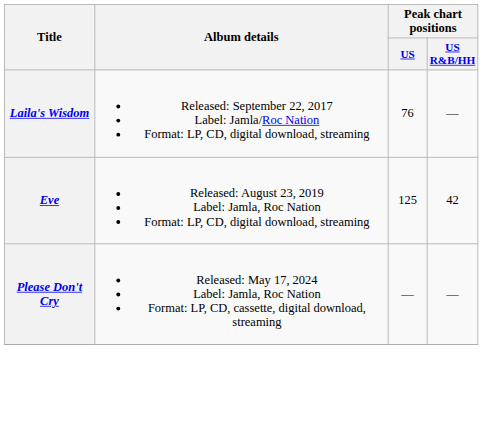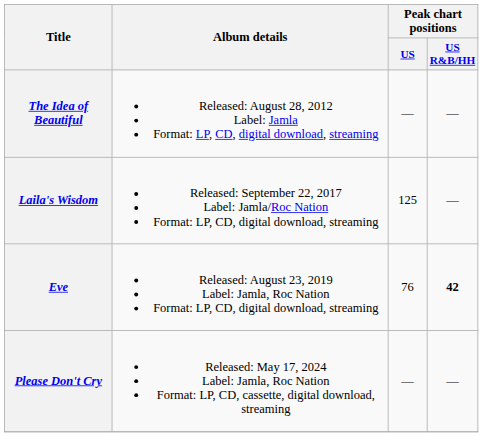+ row: (58, 113)
(408, 113) 76 -> (408, 200) 125
(408, 200) 125 -> (408, 287) 76
(452, 200) normal -> (452, 287) bold
